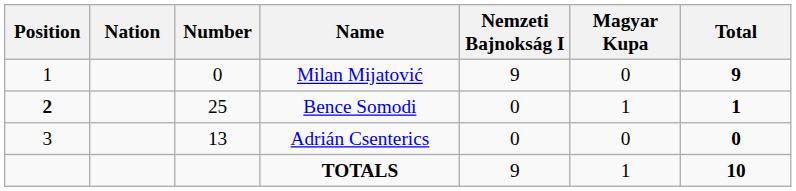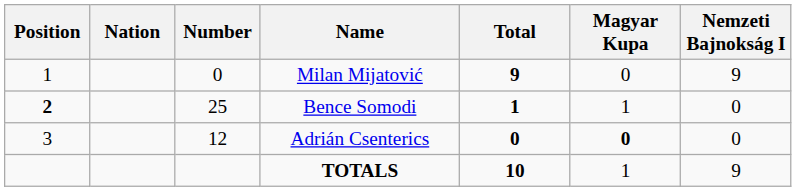columns swapped: (515, 32) <-> (736, 32)
(218, 138) 13 -> (218, 138) 12
(625, 138) normal -> (625, 138) bold
